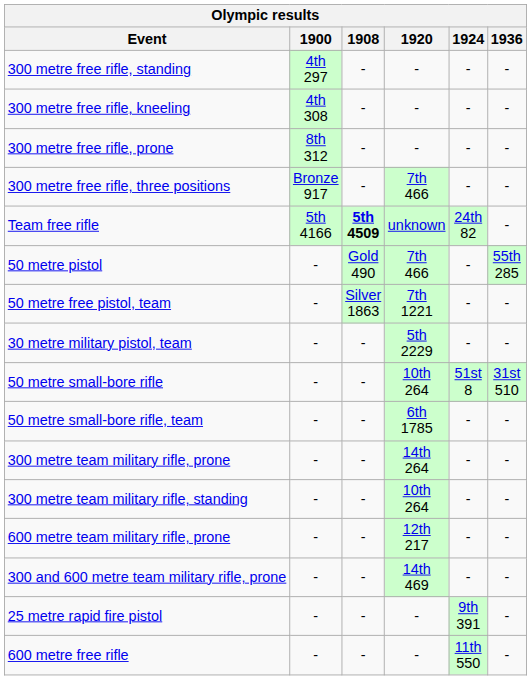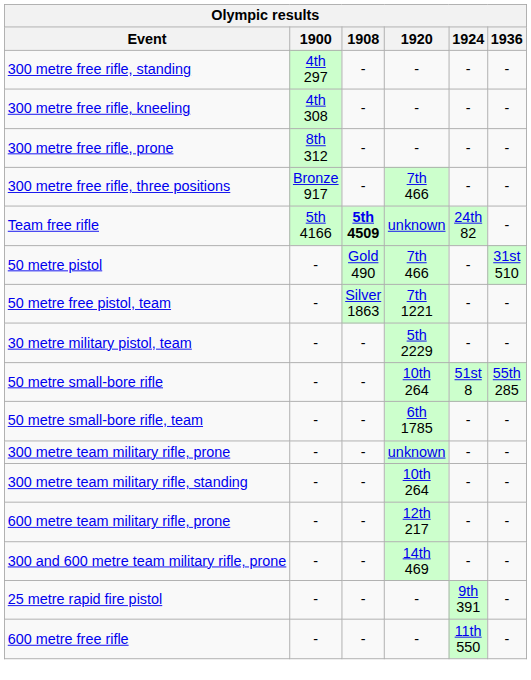(507, 264) 55th 285 -> (507, 264) 31st 510
(507, 381) 31st 510 -> (507, 381) 55th 285
(417, 460) 14th 264 -> (417, 451) unknown
